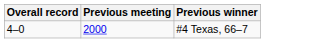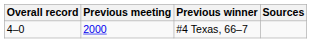+ column: (283, 12)
